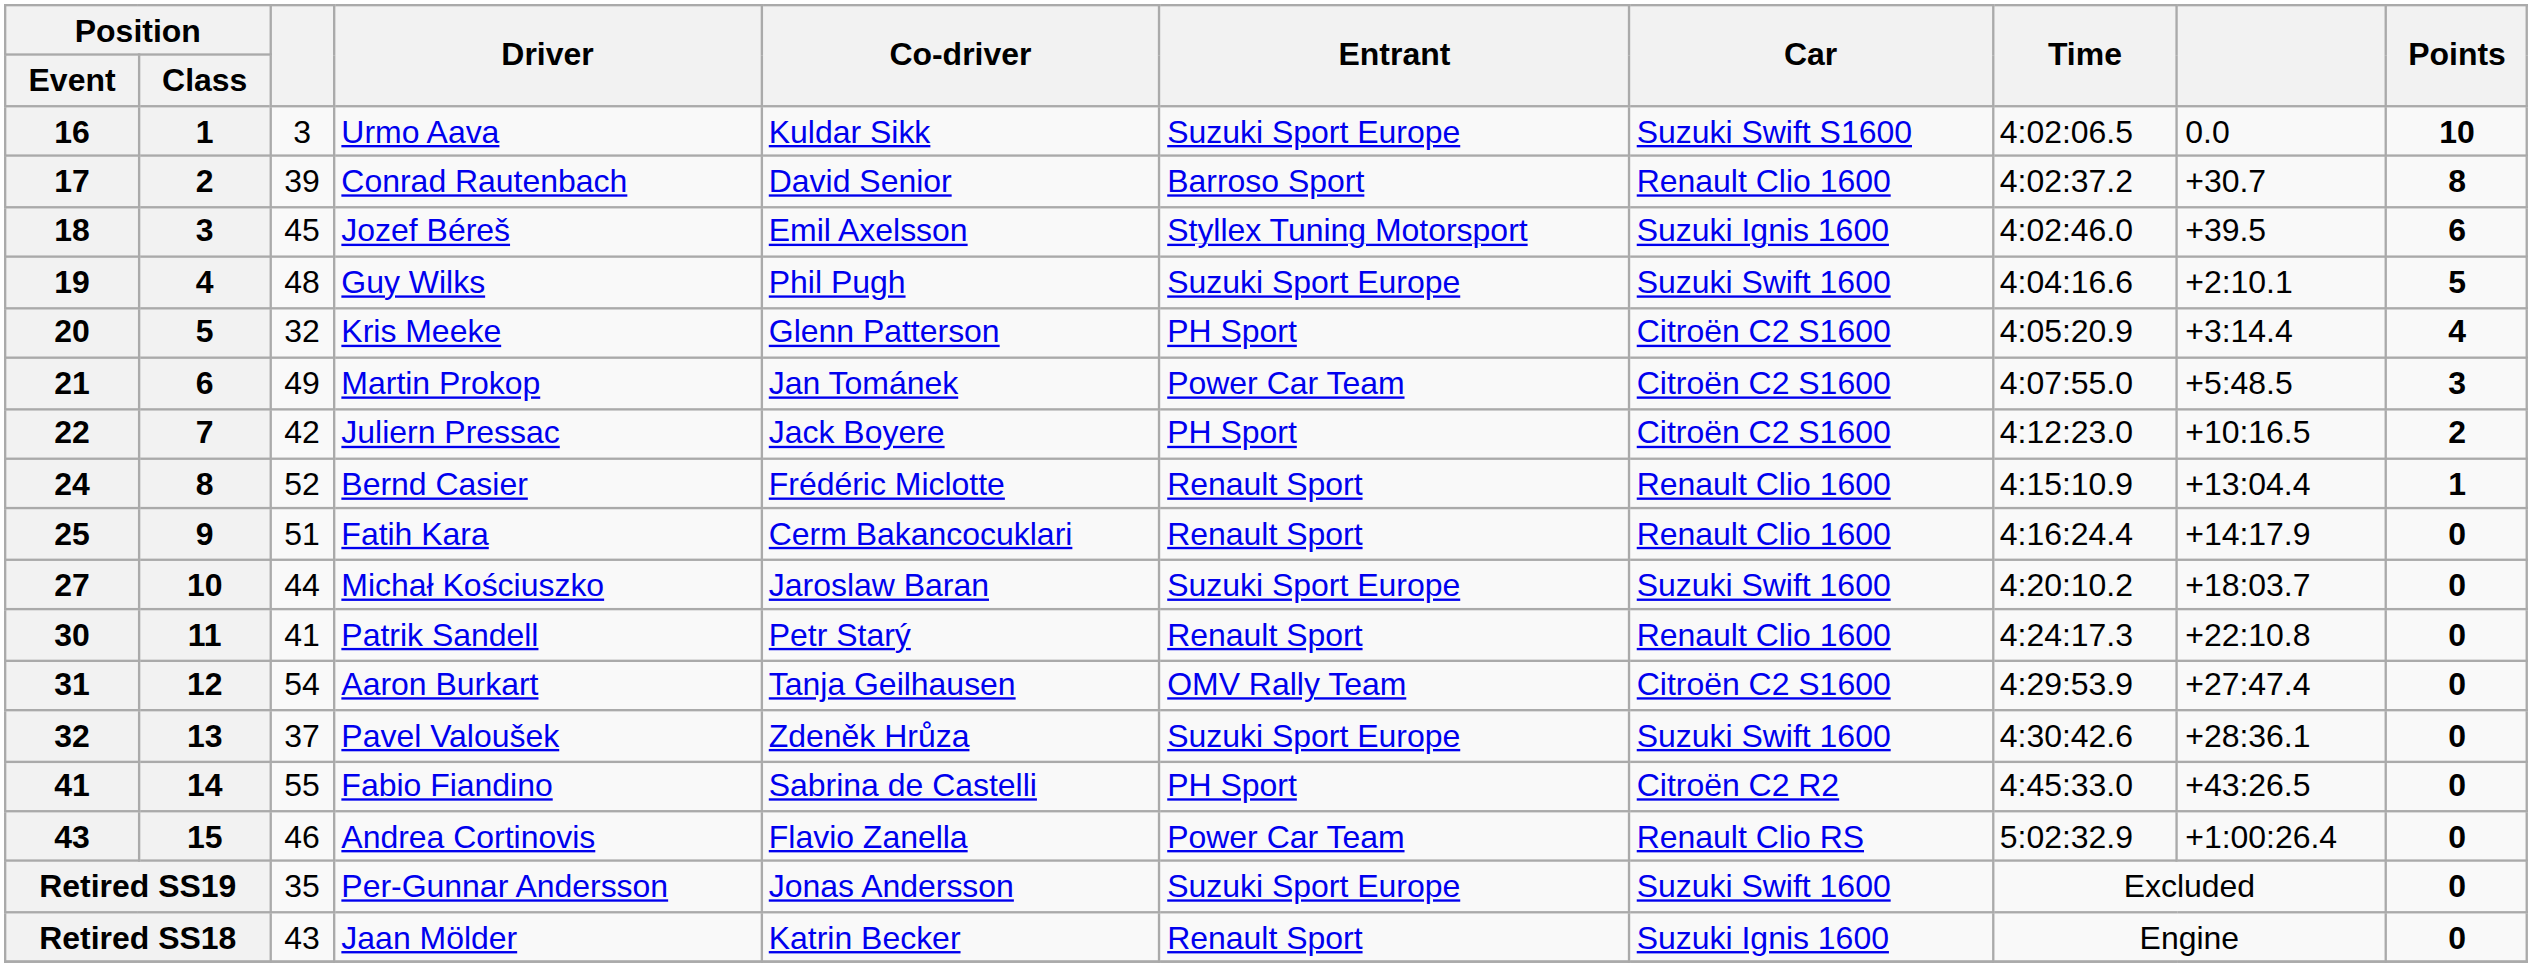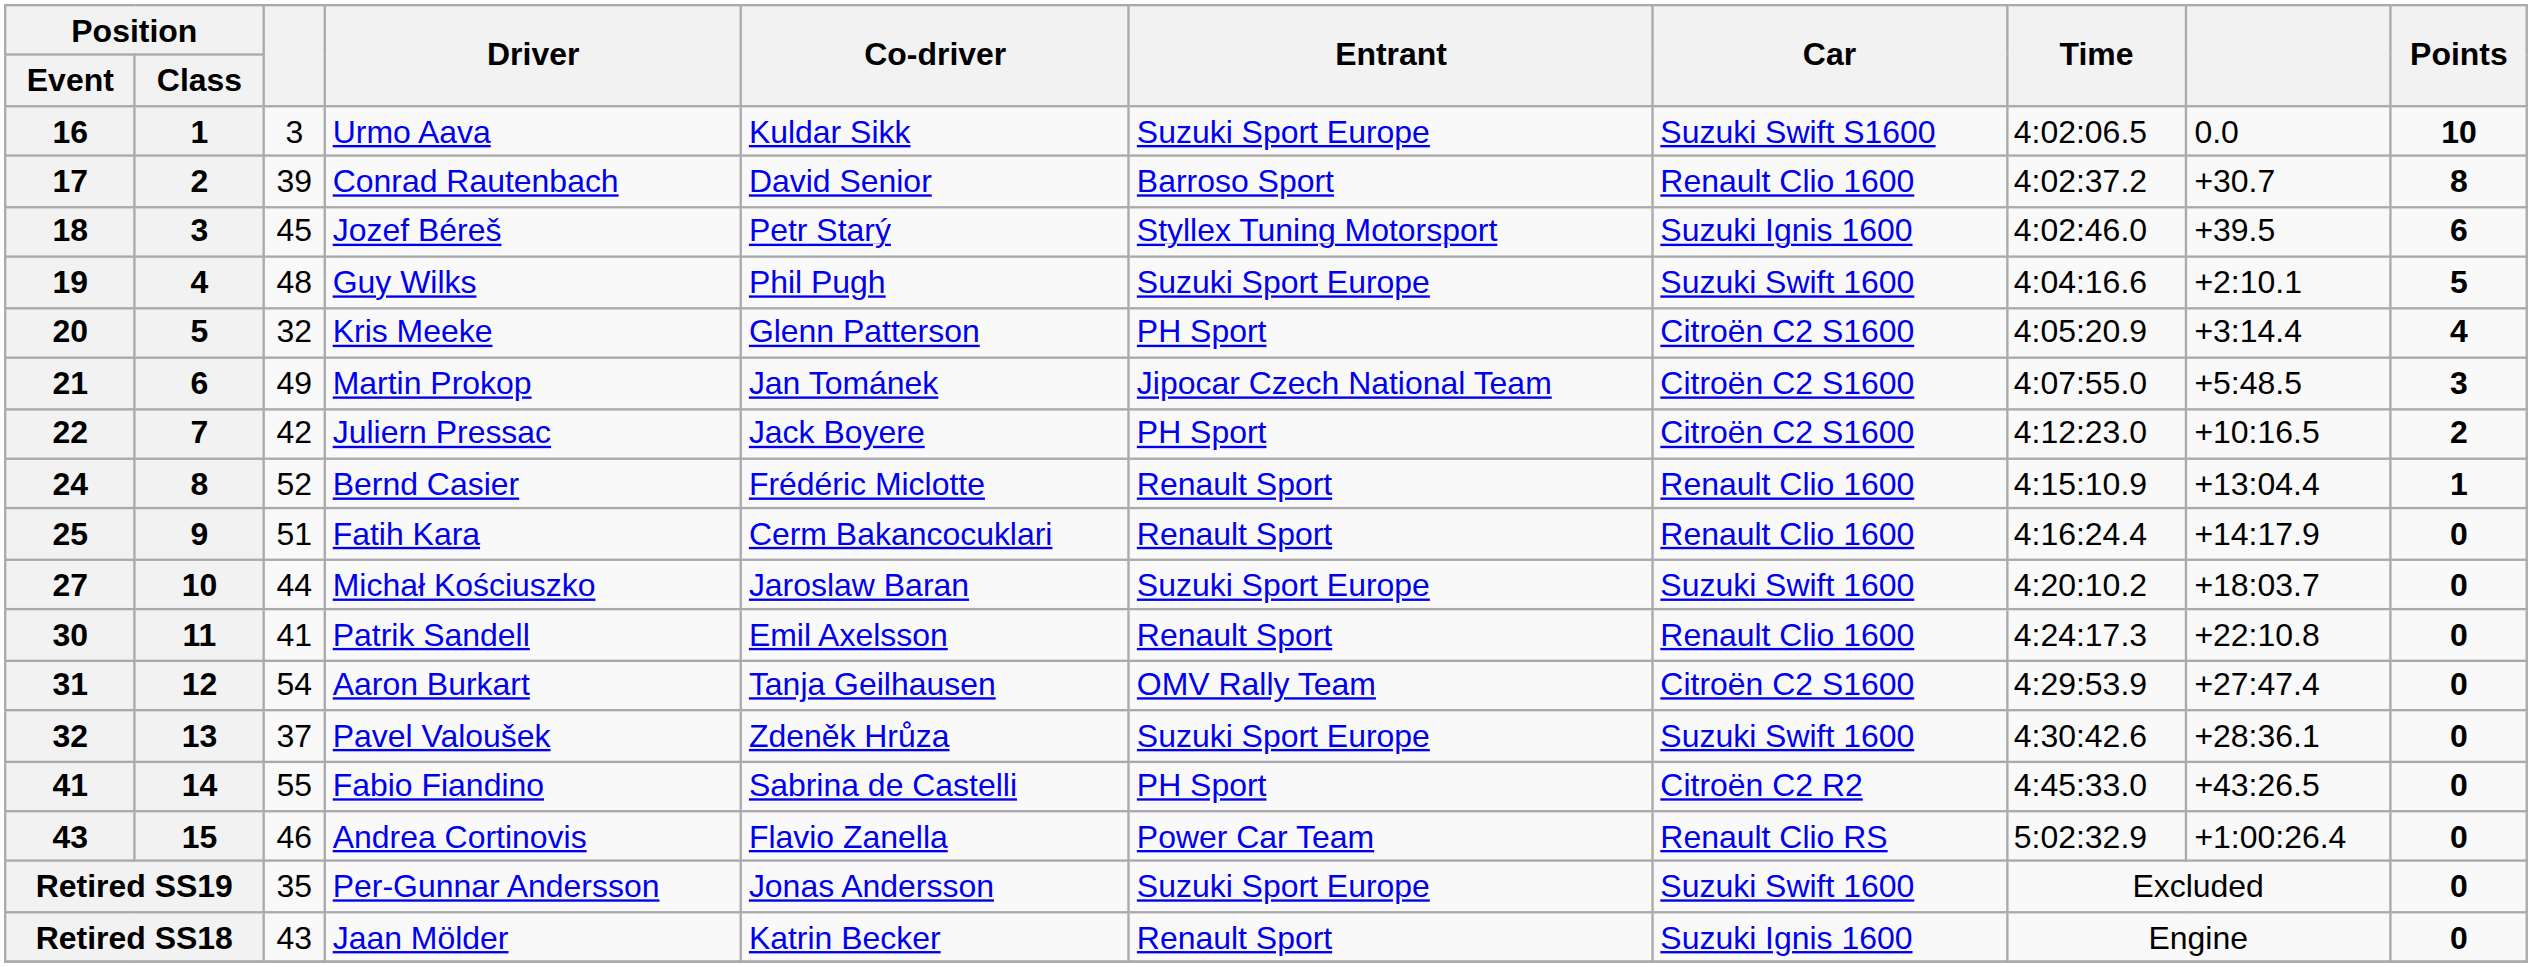(868, 231) Emil Axelsson -> (820, 231) Petr Starý
(1286, 383) Power Car Team -> (1344, 383) Jipocar Czech National Team
(840, 634) Petr Starý -> (848, 634) Emil Axelsson
